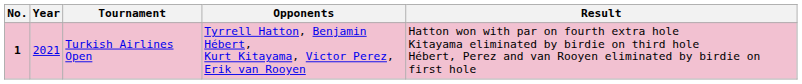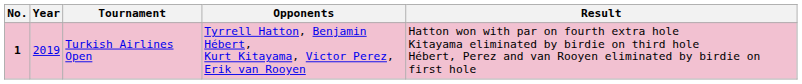(46, 51) 2021 -> (46, 51) 2019
